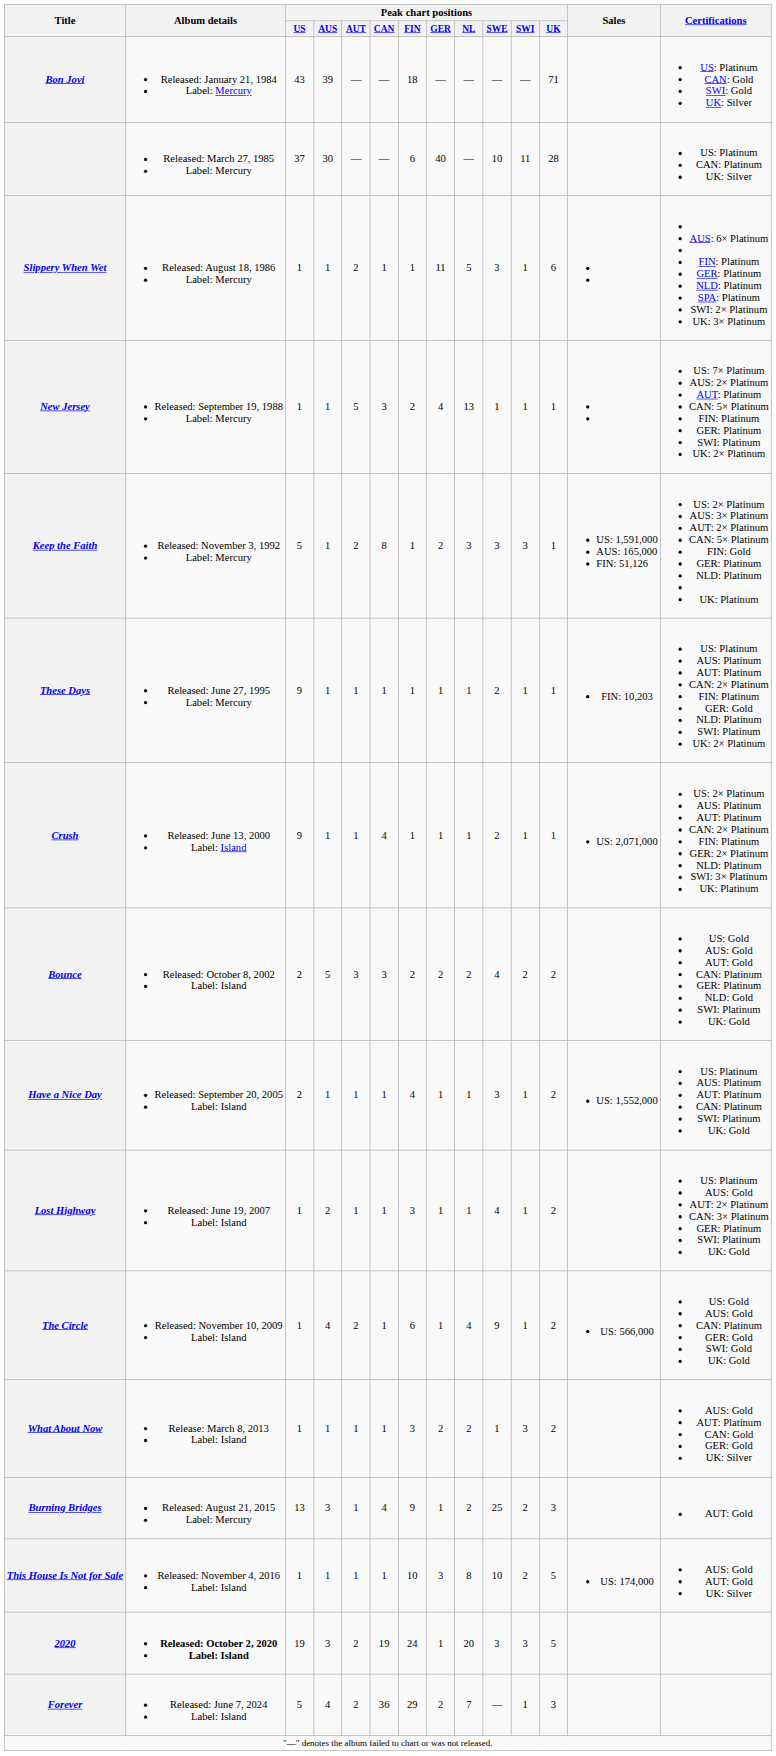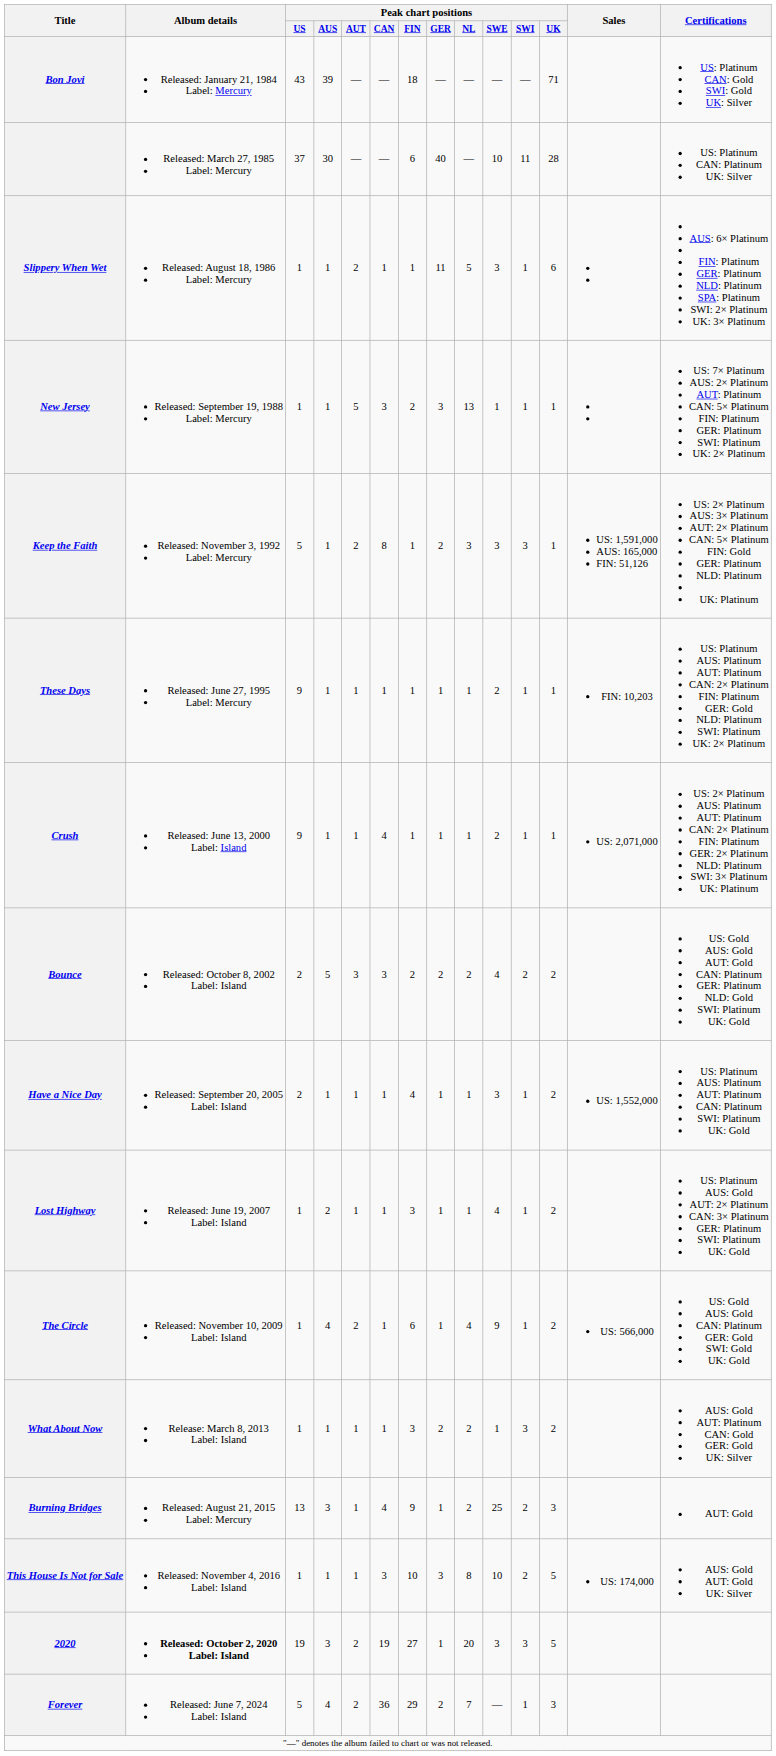(441, 407) 4 -> (441, 407) 3
(384, 1575) 1 -> (384, 1575) 3
(412, 1643) 24 -> (412, 1643) 27
